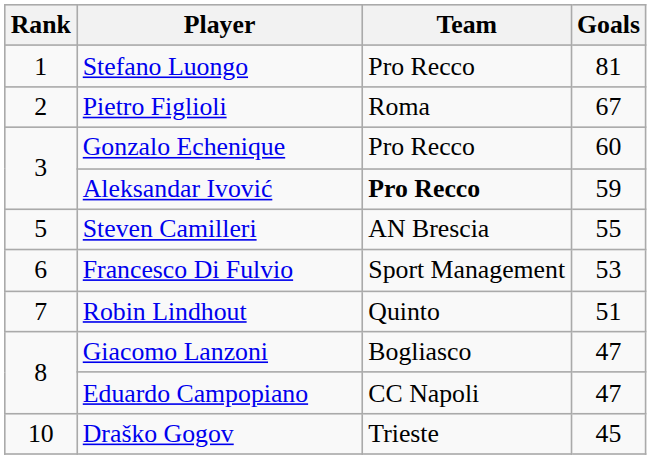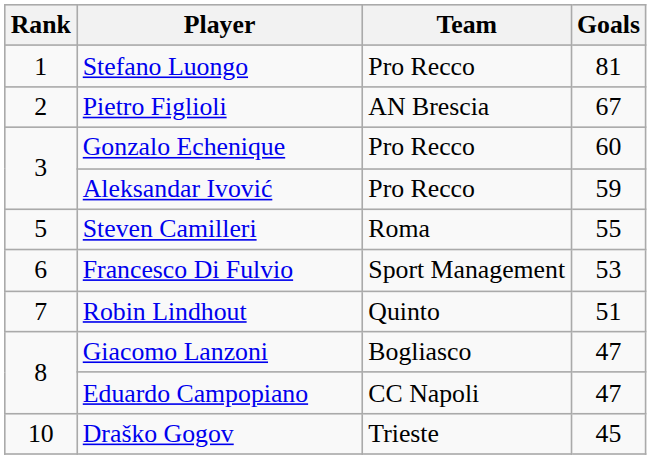(399, 106) Roma -> (429, 106) AN Brescia
(424, 188) bold -> (422, 188) normal
(429, 229) AN Brescia -> (399, 229) Roma
